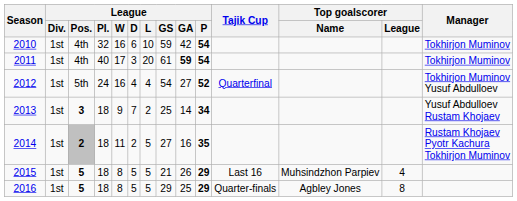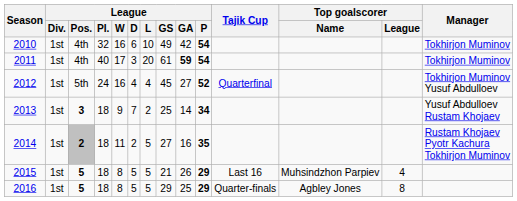(166, 45) 59 -> (166, 45) 49
(166, 83) 54 -> (166, 83) 45
